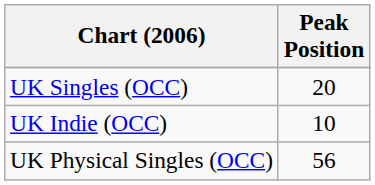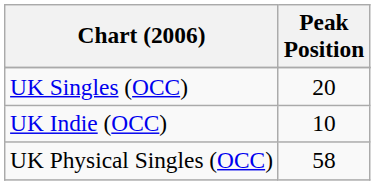(324, 160) 56 -> (324, 160) 58
